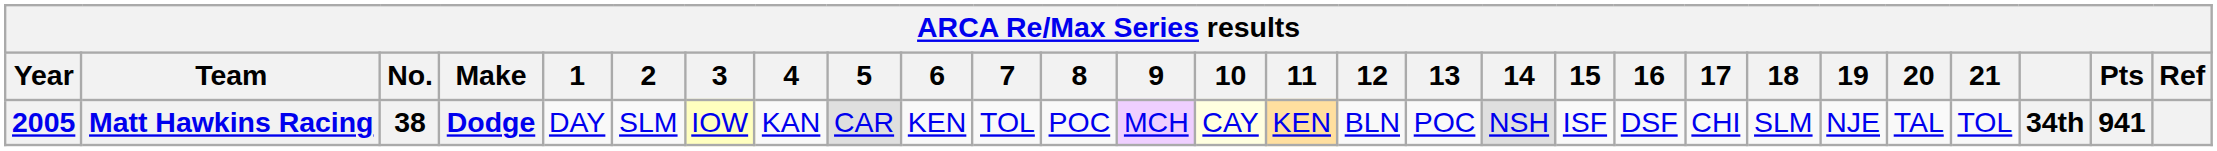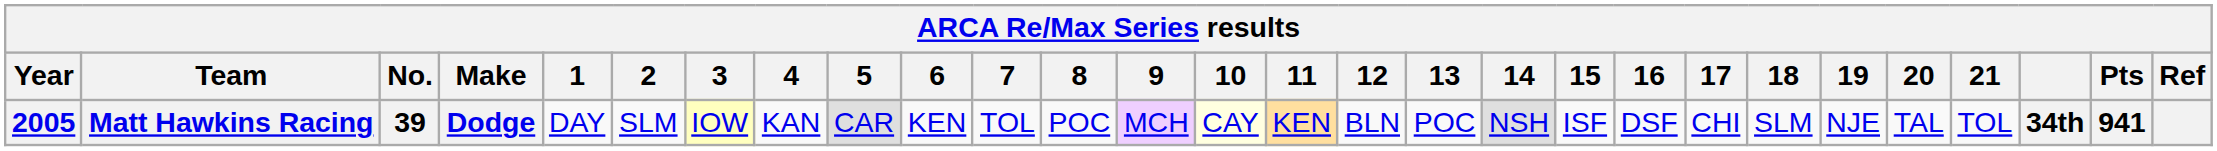(410, 122) 38 -> (410, 122) 39
